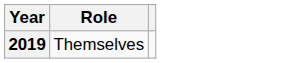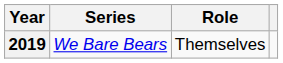+ column: (110, 17)
